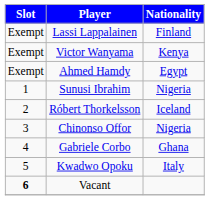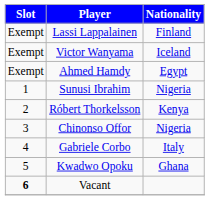(173, 51) Kenya -> (173, 51) Iceland
(173, 108) Iceland -> (173, 108) Kenya
(173, 147) Ghana -> (173, 147) Italy
(173, 166) Italy -> (173, 166) Ghana
